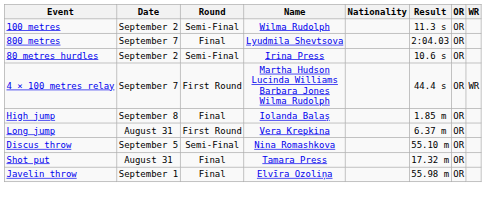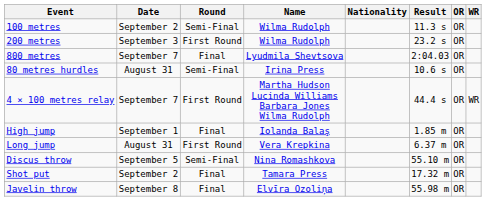+ row: (33, 41)
(148, 56) September 2 -> (148, 70) August 31
(148, 116) September 8 -> (148, 130) September 1
(148, 160) August 31 -> (148, 174) September 2
(148, 174) September 1 -> (148, 189) September 8
